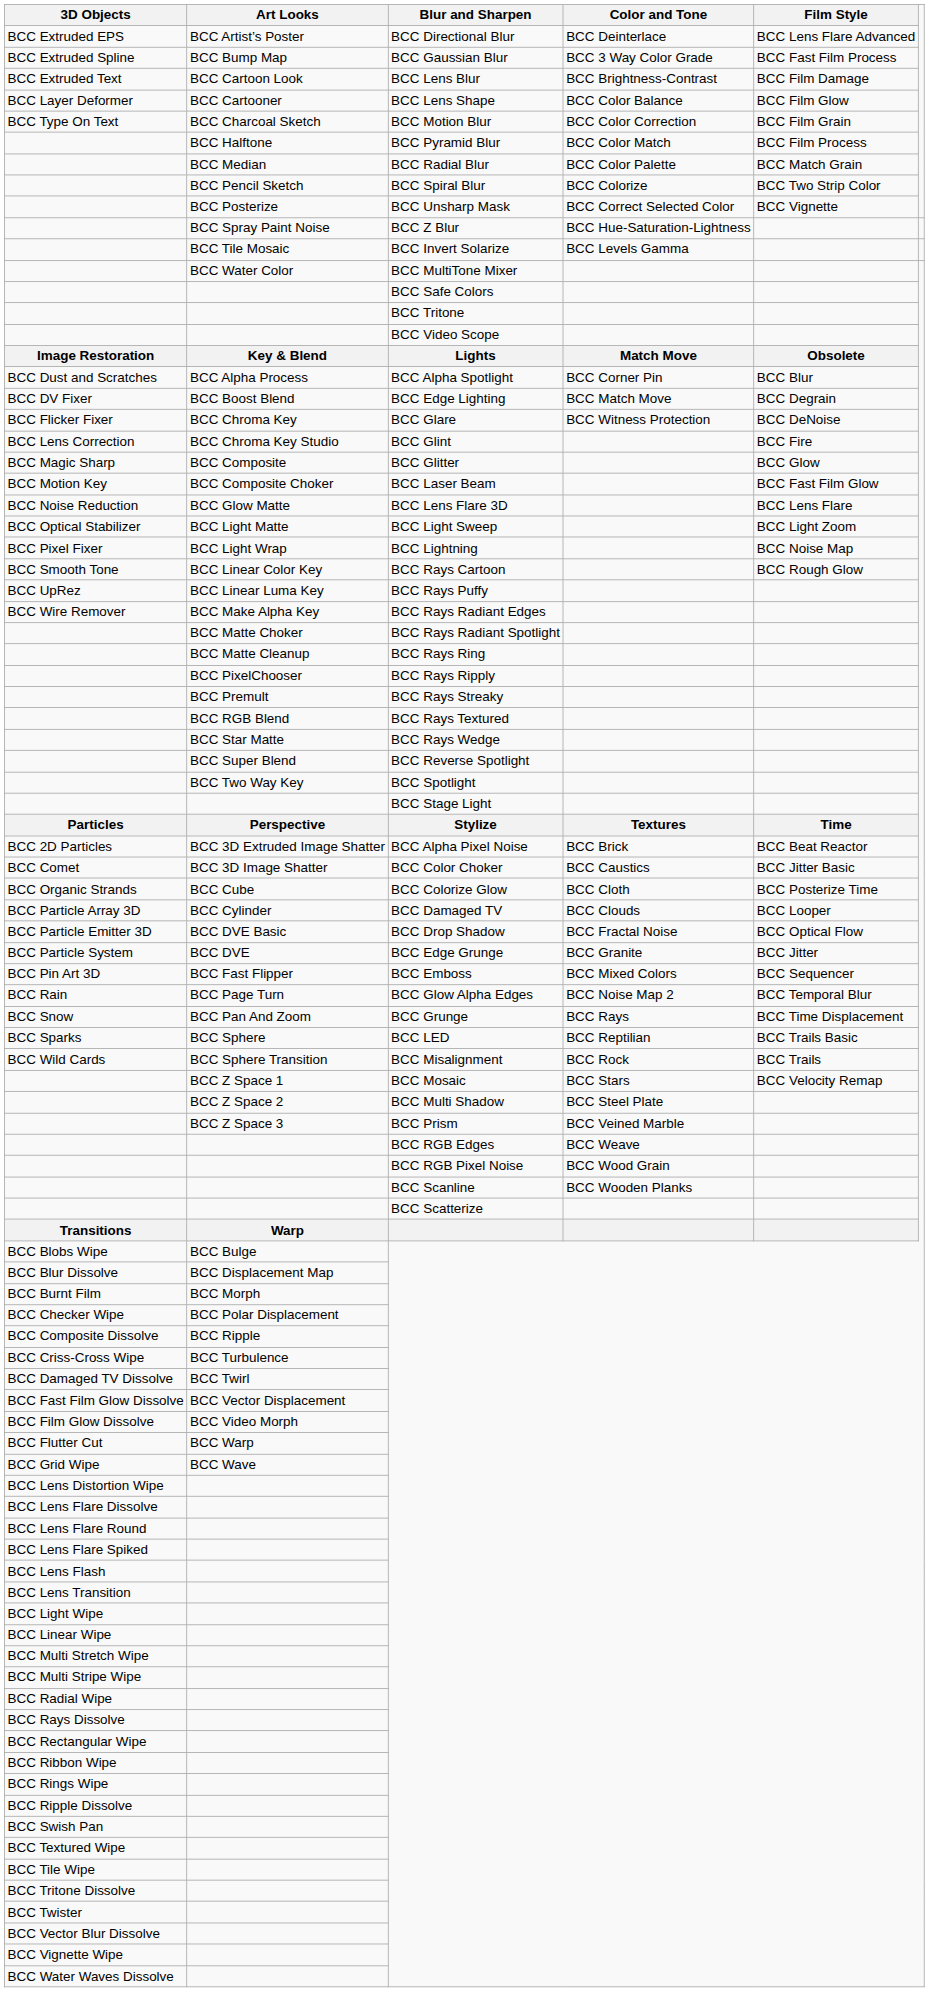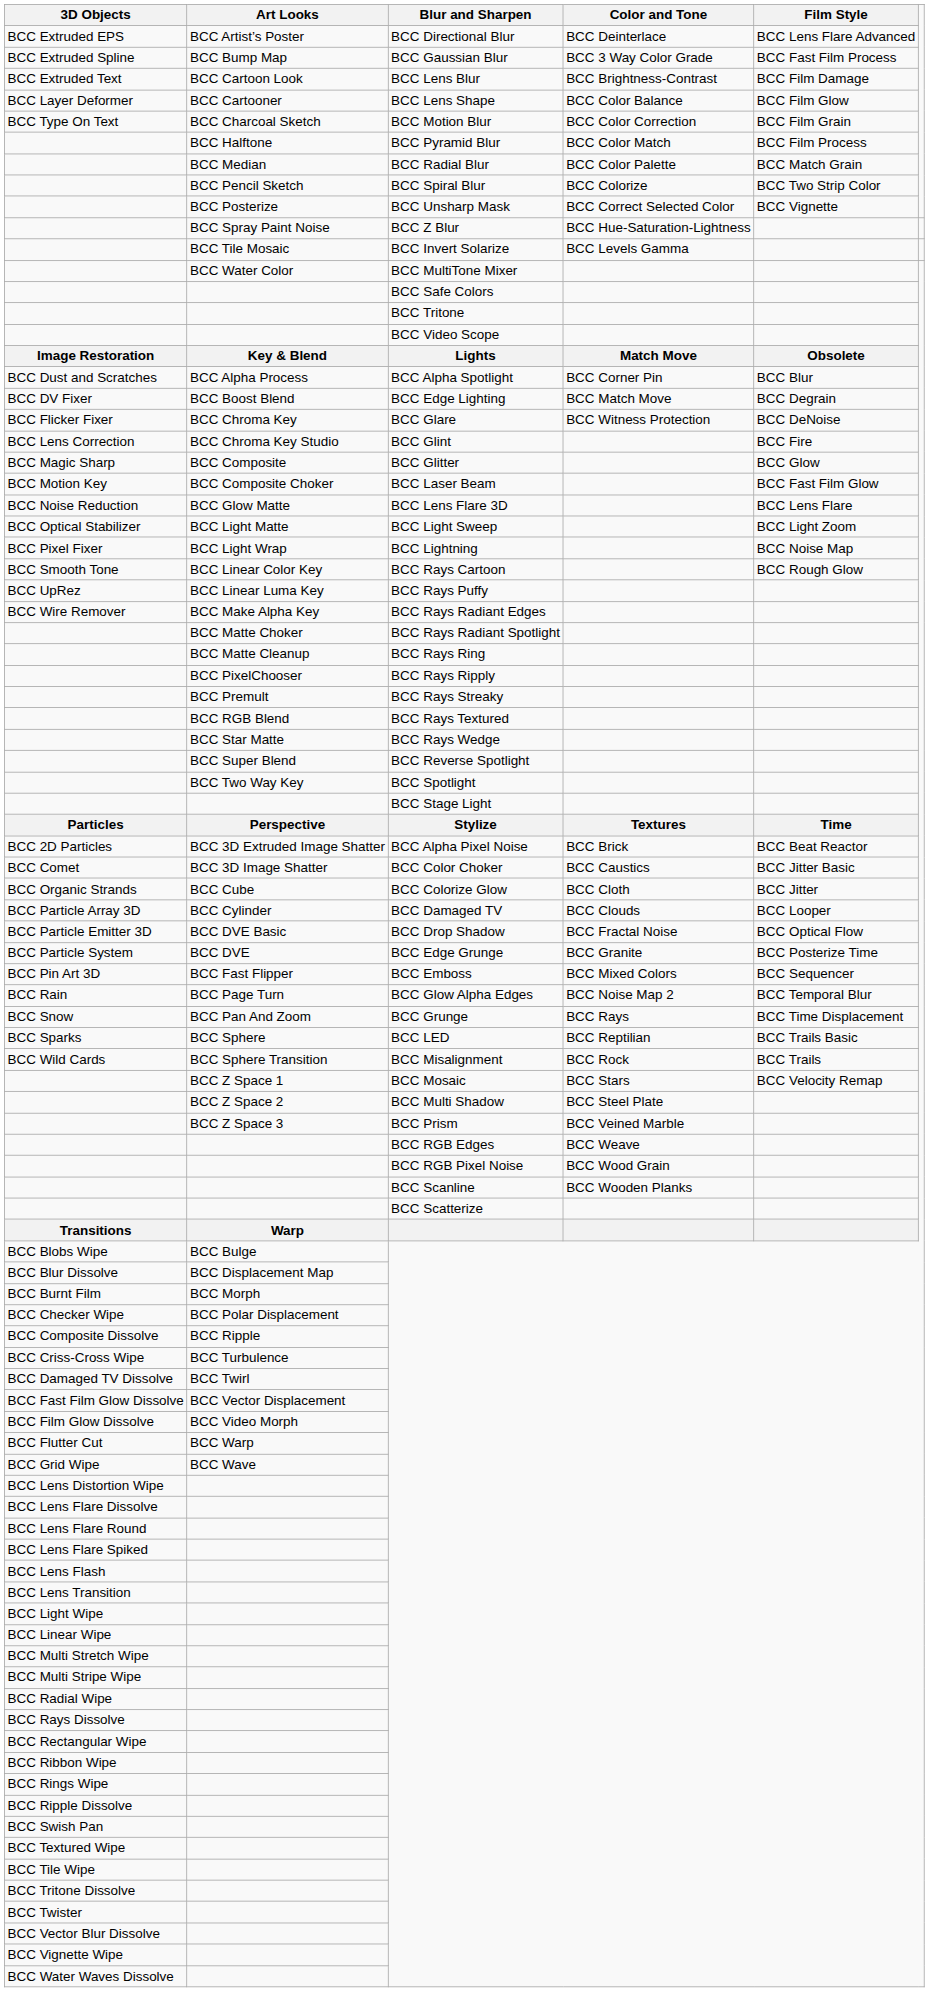(817, 889) BCC Posterize Time -> (787, 889) BCC Jitter
(787, 953) BCC Jitter -> (817, 953) BCC Posterize Time
